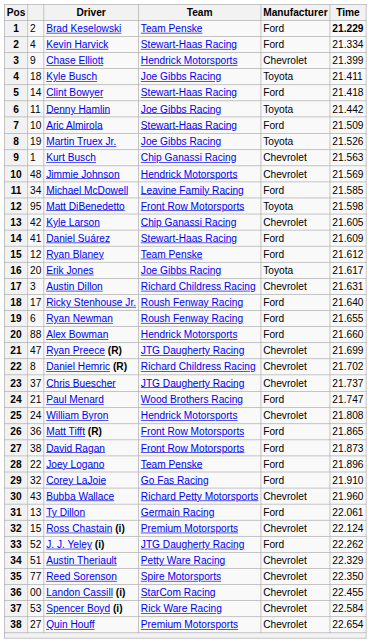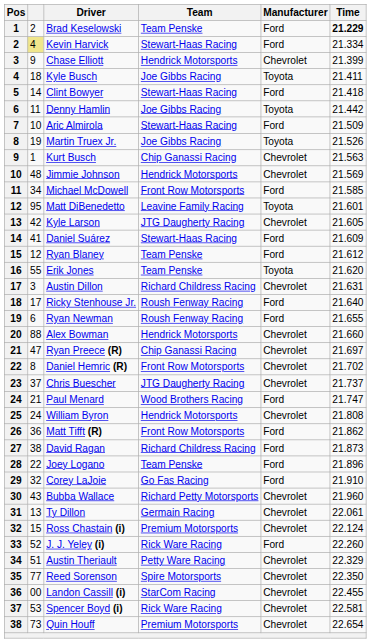(33, 45) no background -> (33, 45) khaki background
(192, 190) Leavine Family Racing -> (193, 190) Front Row Motorsports
(193, 206) Front Row Motorsports -> (192, 206) Leavine Family Racing
(348, 206) 21.598 -> (348, 206) 21.601
(189, 222) Chip Ganassi Racing -> (193, 222) JTG Daugherty Racing
(36, 271) 20 -> (36, 271) 55
(181, 271) Joe Gibbs Racing -> (172, 271) Team Penske
(348, 271) 21.617 -> (348, 271) 21.620
(274, 335) Ford -> (285, 335) Chevrolet
(193, 351) JTG Daugherty Racing -> (189, 351) Chip Ganassi Racing
(348, 351) 21.699 -> (348, 351) 21.697
(198, 367) Richard Childress Racing -> (193, 367) Front Row Motorsports
(348, 432) 21.865 -> (348, 432) 21.862
(193, 448) Front Row Motorsports -> (198, 448) Richard Childress Racing
(274, 512) Ford -> (285, 512) Chevrolet
(193, 545) JTG Daugherty Racing -> (181, 545) Rick Ware Racing
(348, 545) 22.262 -> (348, 545) 22.260
(348, 609) 22.584 -> (348, 609) 22.581
(36, 625) 27 -> (36, 625) 73
